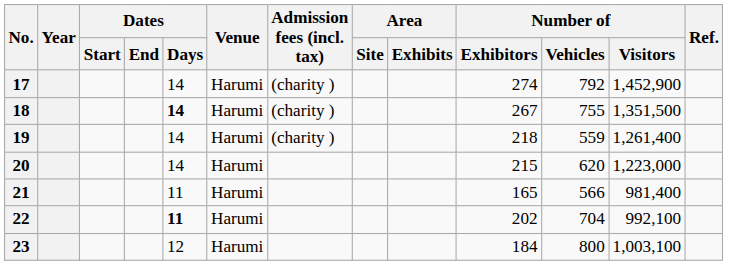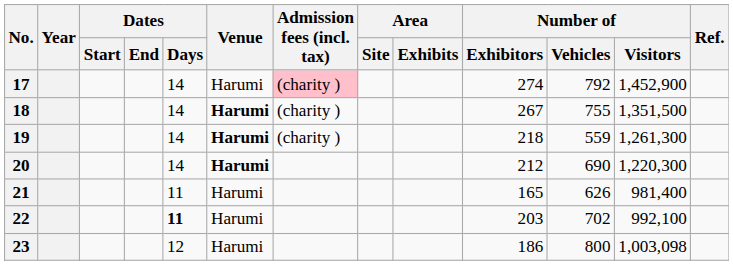(303, 83) no background -> (309, 83) pink background
(176, 110) bold -> (176, 110) normal
(237, 110) normal -> (240, 110) bold
(237, 138) normal -> (240, 138) bold
(647, 138) 1,261,400 -> (653, 138) 1,261,300
(237, 165) normal -> (240, 165) bold
(525, 165) 215 -> (530, 165) 212
(592, 165) 620 -> (598, 165) 690
(647, 165) 1,223,000 -> (653, 165) 1,220,300
(592, 192) 566 -> (598, 192) 626
(525, 219) 202 -> (530, 219) 203
(592, 219) 704 -> (598, 219) 702
(525, 246) 184 -> (530, 246) 186
(647, 246) 1,003,100 -> (653, 246) 1,003,098
